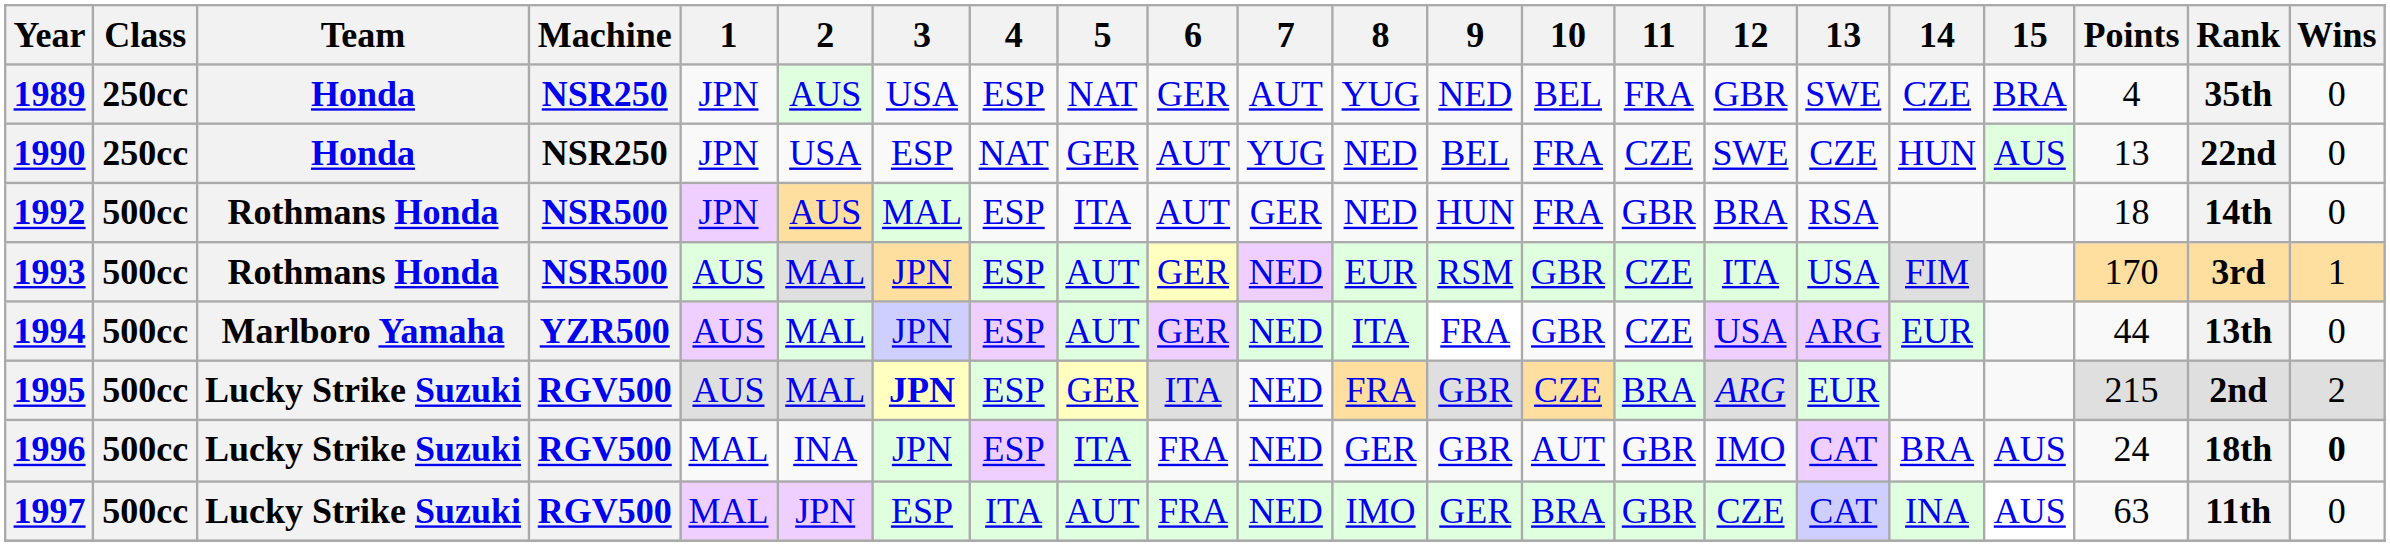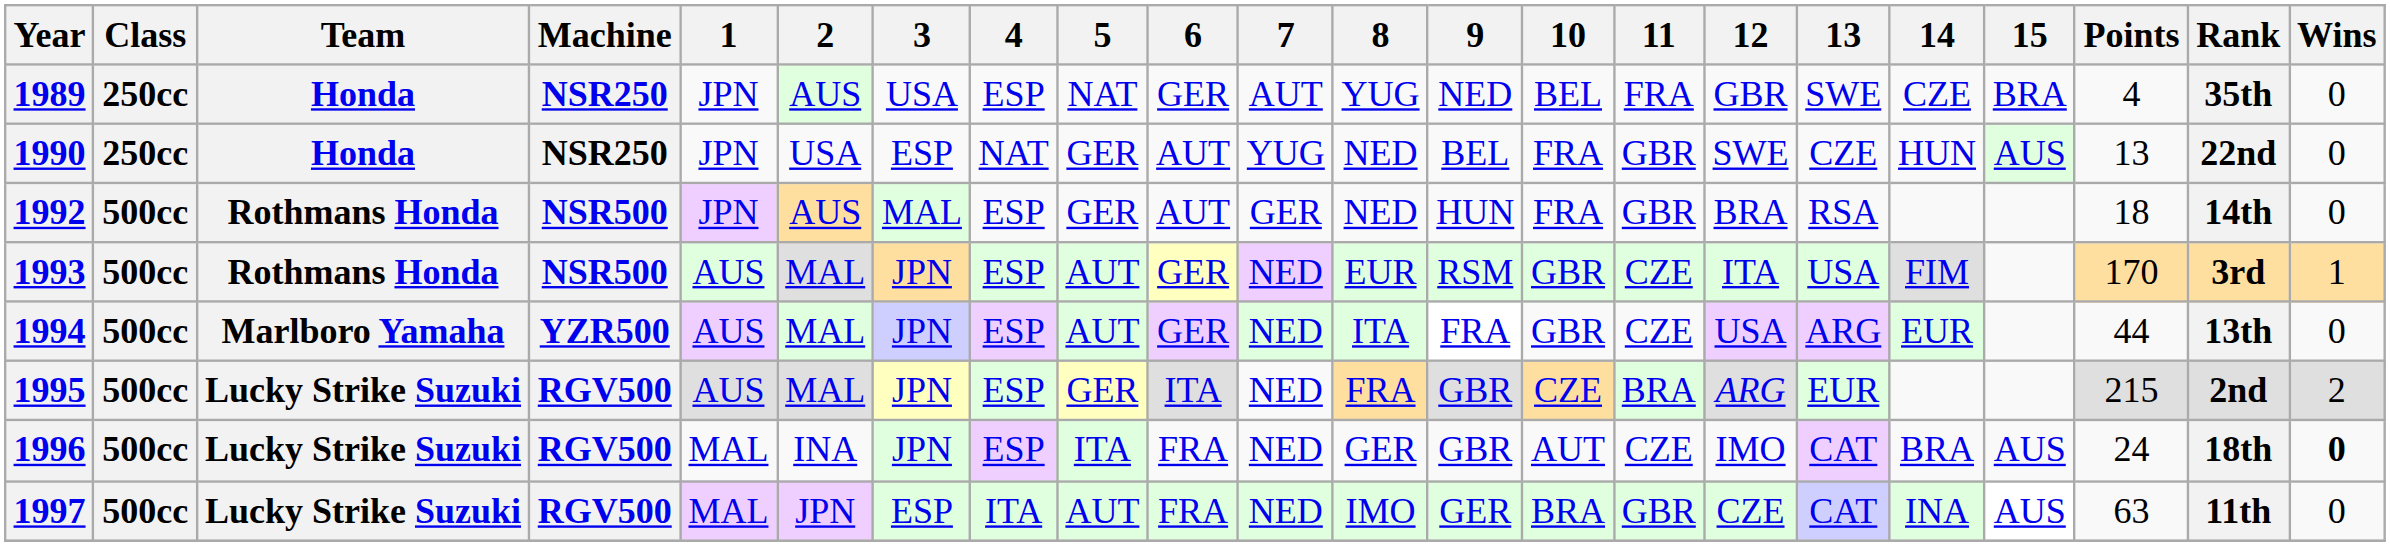(1659, 153) CZE -> (1659, 153) GBR
(1102, 212) ITA -> (1102, 212) GER
(922, 390) bold -> (922, 390) normal
(1659, 450) GBR -> (1659, 450) CZE
